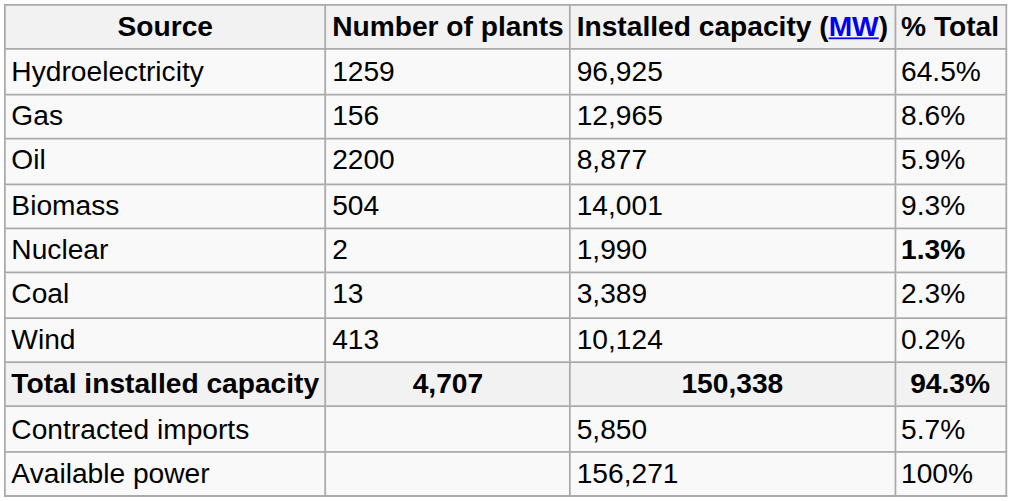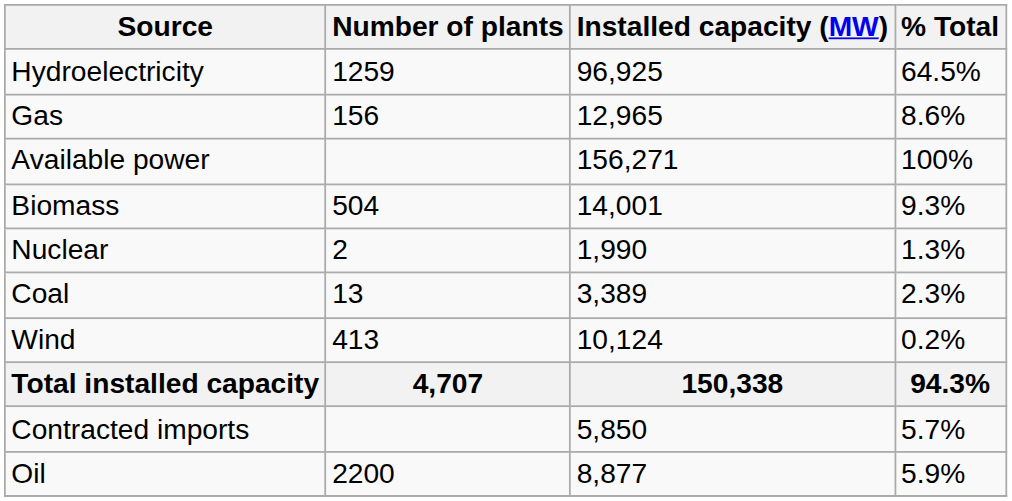rows swapped: (29, 160) <-> (111, 473)
(933, 250) bold -> (933, 250) normal
